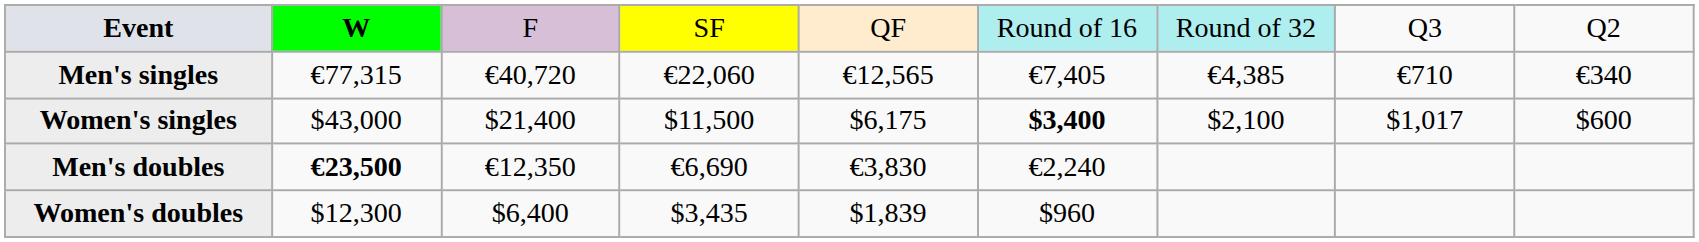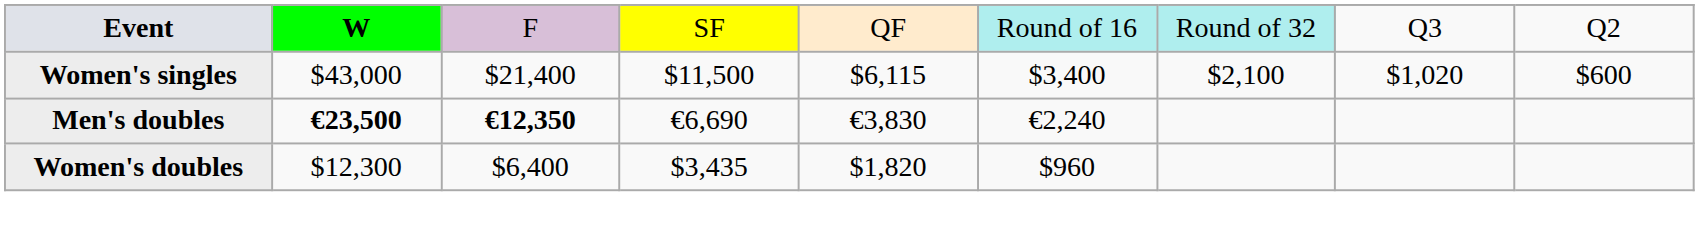- row: (138, 74)
(888, 120) $6,175 -> (888, 74) $6,115
(1067, 120) bold -> (1067, 74) normal
(1425, 120) $1,017 -> (1425, 74) $1,020
(530, 166) normal -> (530, 120) bold
(888, 213) $1,839 -> (888, 166) $1,820
